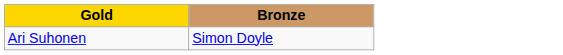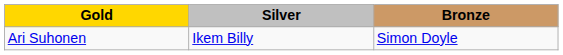+ column: (281, 15)
